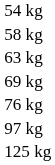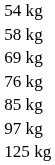- row: (23, 57)
+ row: (23, 104)
